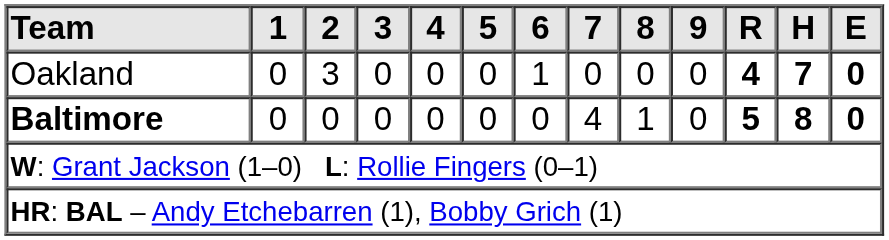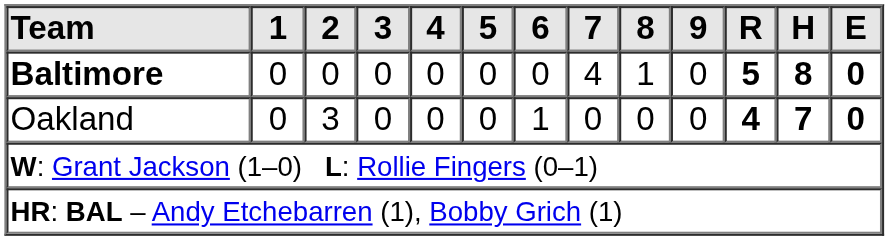rows swapped: (87, 119) <-> (72, 73)
